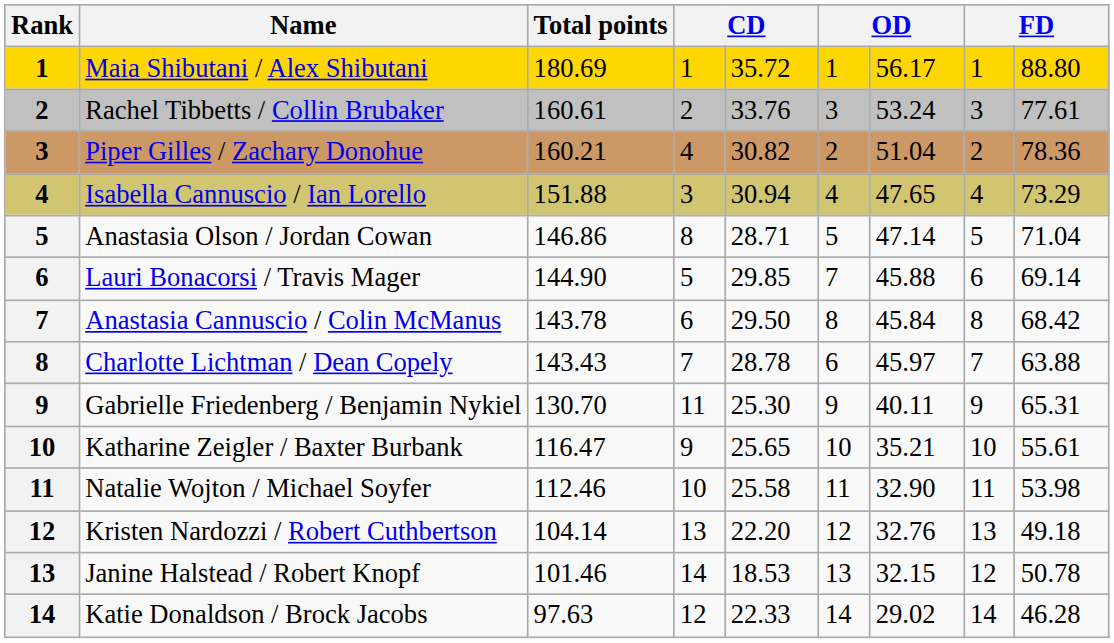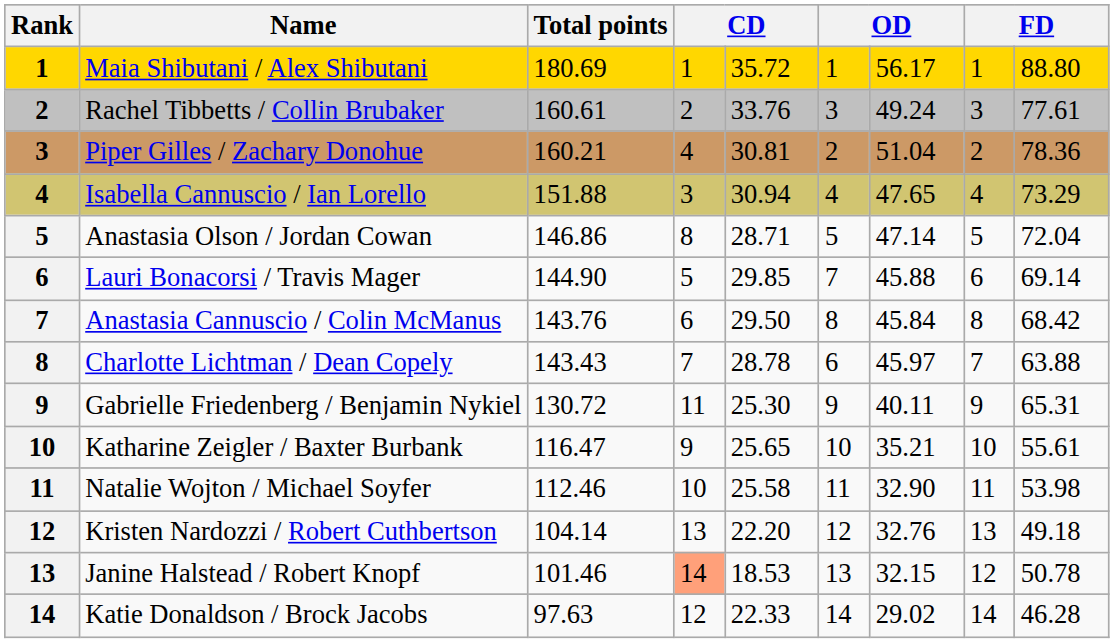(906, 109) 53.24 -> (906, 109) 49.24
(761, 151) 30.82 -> (761, 151) 30.81
(1051, 236) 71.04 -> (1051, 236) 72.04
(570, 320) 143.78 -> (570, 320) 143.76
(570, 404) 130.70 -> (570, 404) 130.72
(693, 573) no background -> (693, 573) lightsalmon background
